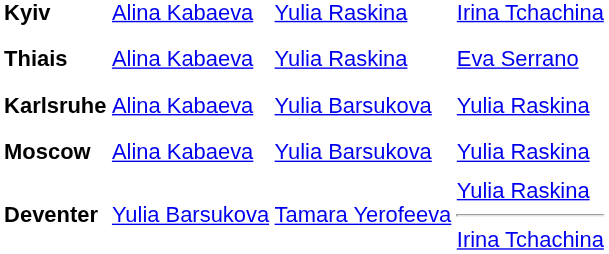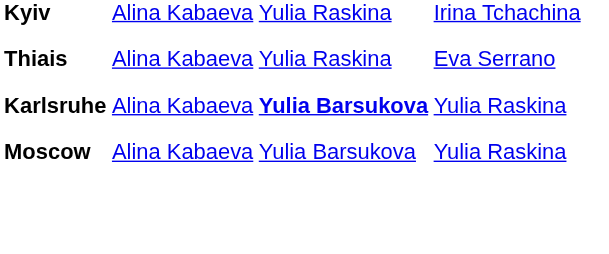(353, 105) normal -> (343, 105) bold
- row: (51, 215)
